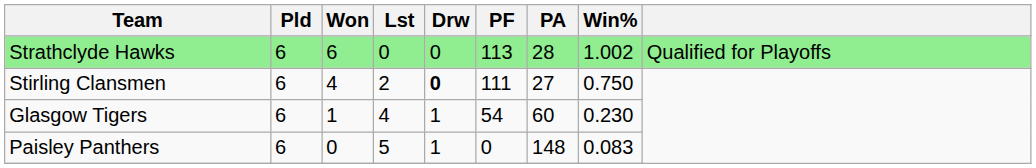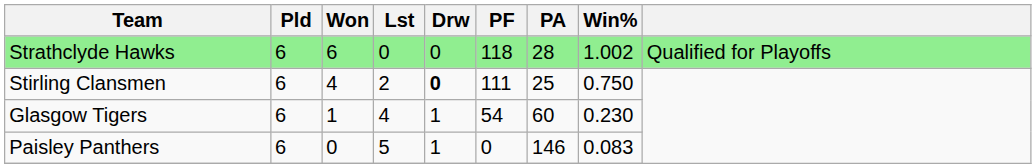(497, 52) 113 -> (497, 52) 118
(543, 83) 27 -> (543, 83) 25
(549, 147) 148 -> (549, 147) 146
